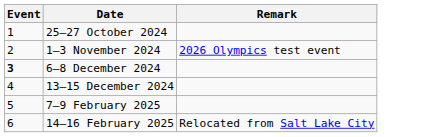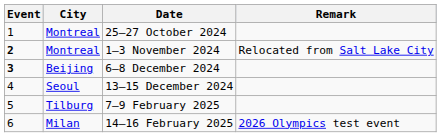+ column: (73, 14)
(10, 50) normal -> (10, 50) bold
(260, 50) 2026 Olympics test event -> (336, 50) Relocated from Salt Lake City
(277, 123) Relocated from Salt Lake City -> (319, 123) 2026 Olympics test event
